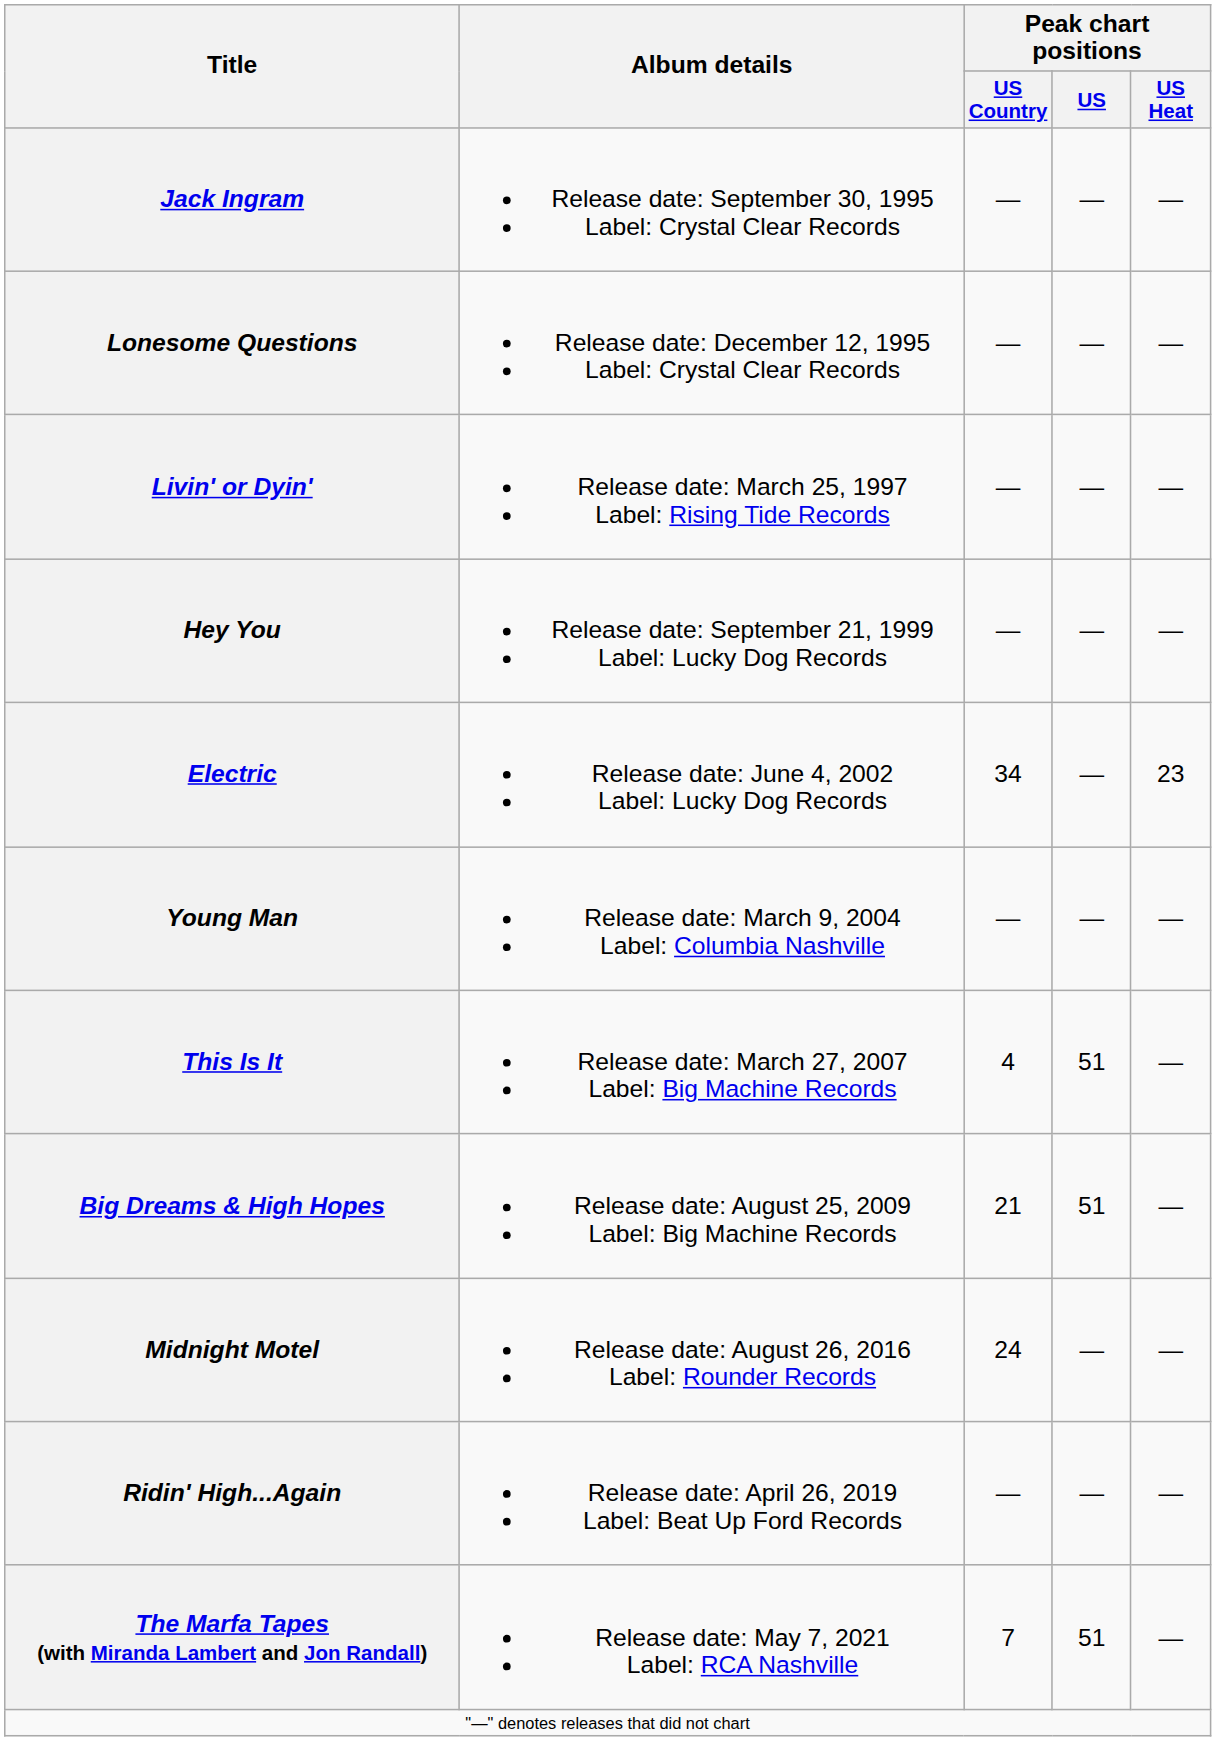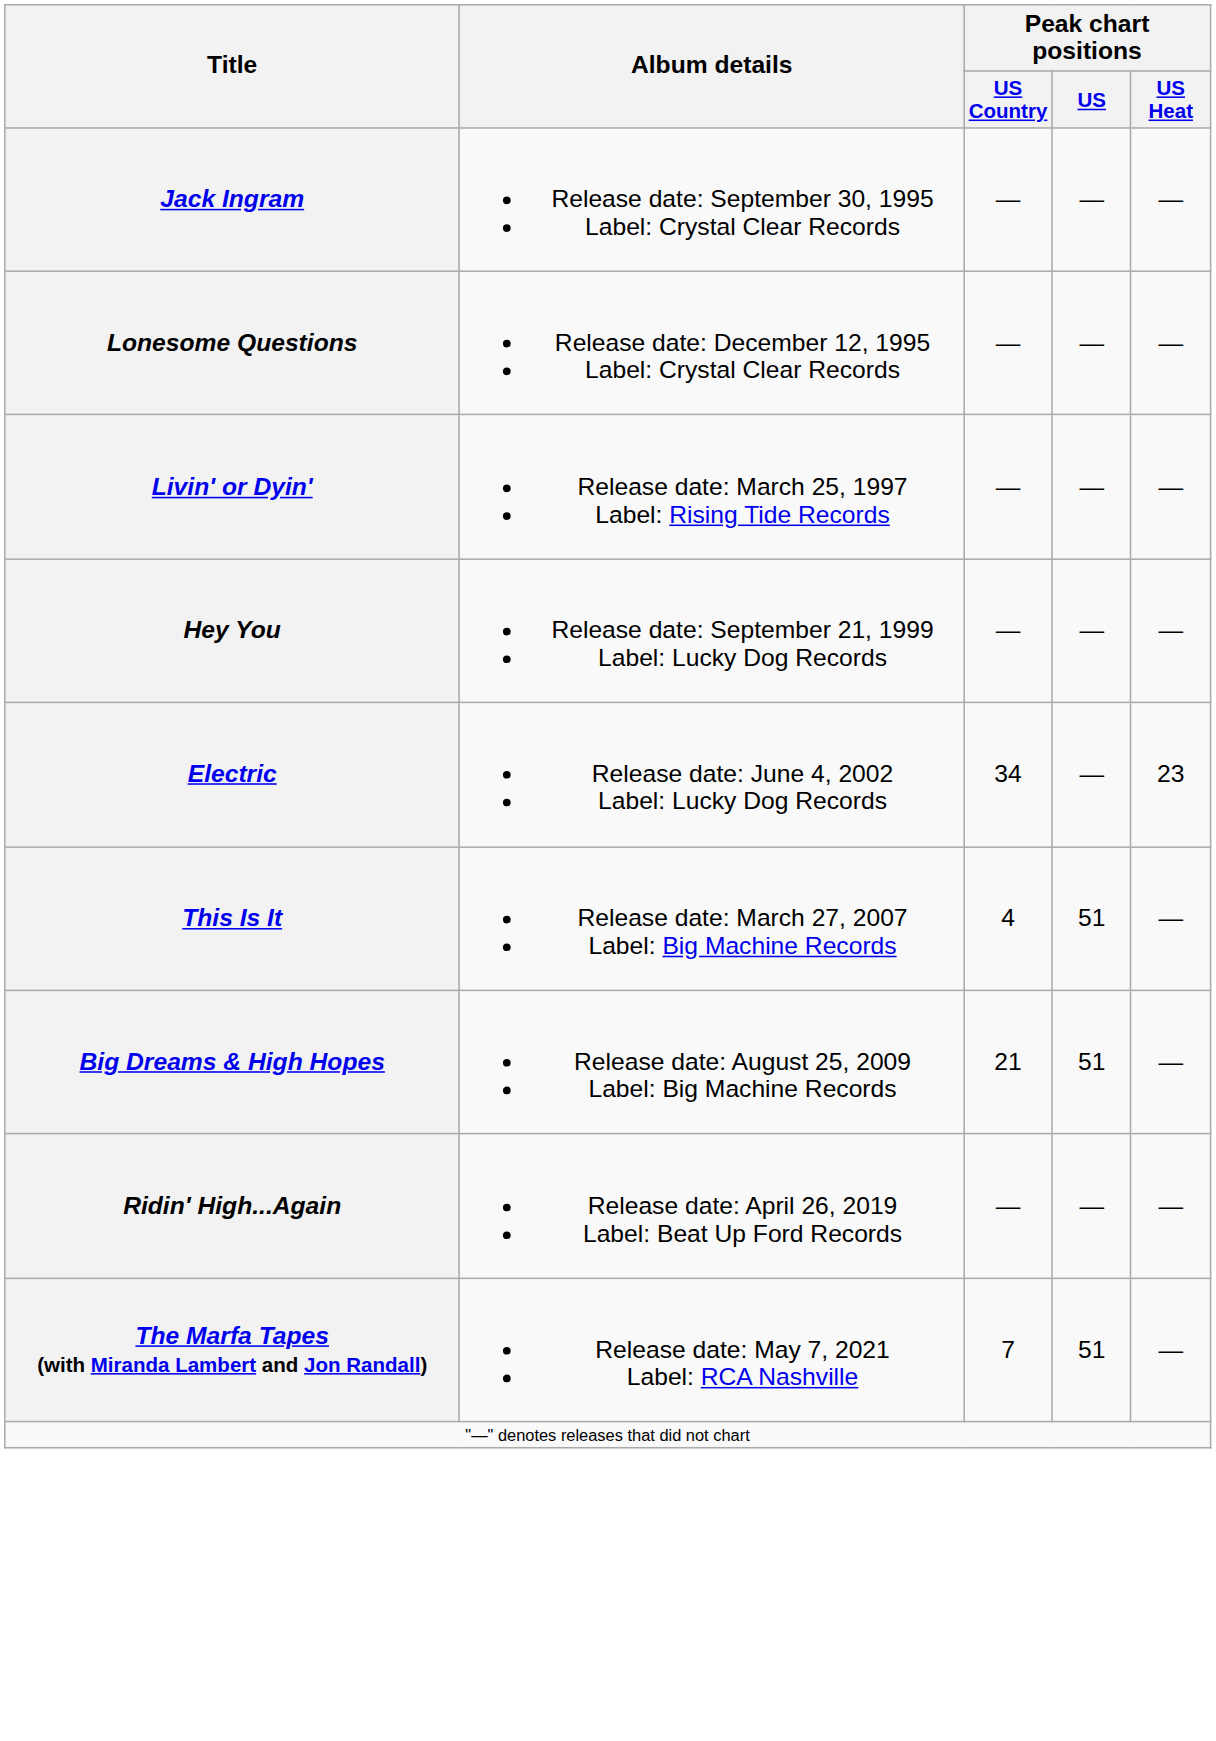- row: (232, 918)
- row: (232, 1349)
